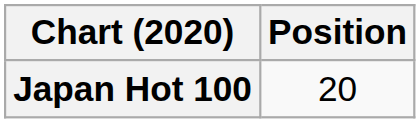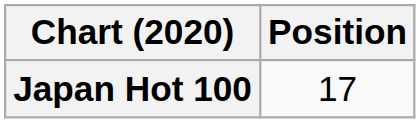(338, 88) 20 -> (338, 88) 17
